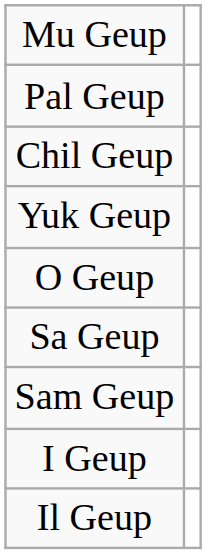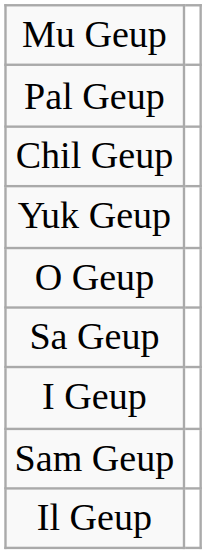rows swapped: (94, 397) <-> (94, 457)
